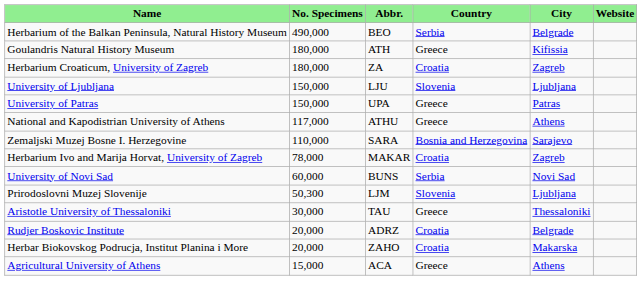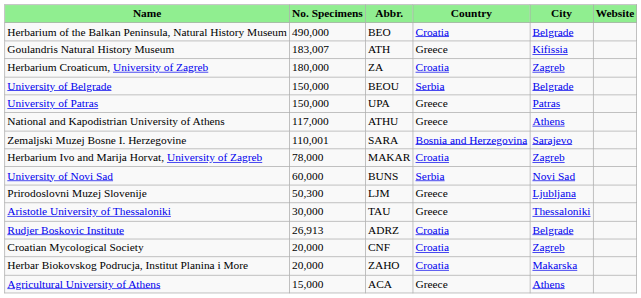(430, 31) Serbia -> (432, 31) Croatia
(311, 49) 180,000 -> (311, 49) 183,007
+ row: (59, 85)
- row: (61, 85)
(310, 139) 110,000 -> (310, 139) 110,001
(435, 194) Slovenia -> (432, 194) Greece
(308, 230) 20,000 -> (308, 230) 26,913
+ row: (75, 248)
